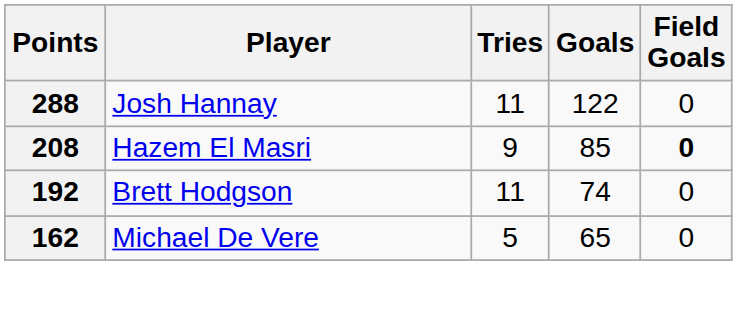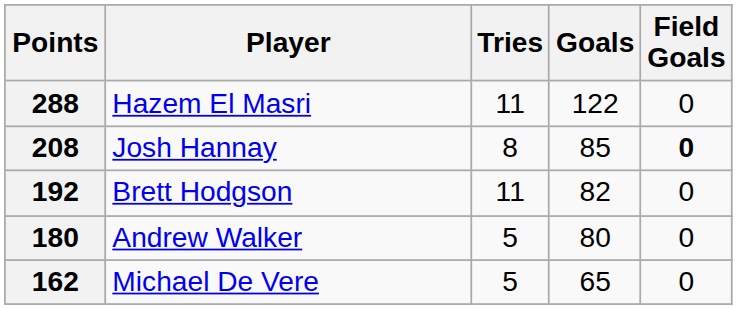(195, 103) Josh Hannay -> (212, 103) Hazem El Masri
(212, 147) Hazem El Masri -> (195, 147) Josh Hannay
(510, 147) 9 -> (510, 147) 8
(595, 192) 74 -> (595, 192) 82
+ row: (55, 237)
